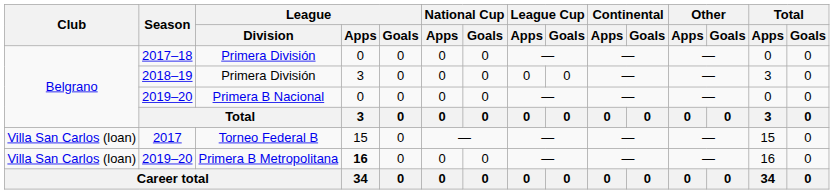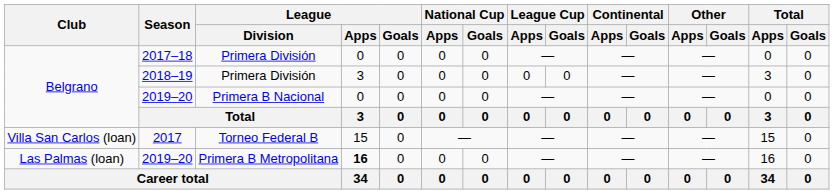(72, 158) Villa San Carlos (loan) -> (72, 158) Las Palmas (loan)
